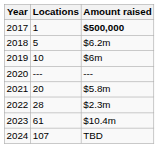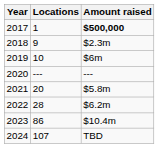(35, 43) 5 -> (35, 43) 9
(97, 43) $6.2m -> (97, 43) $2.3m
(97, 105) $2.3m -> (97, 105) $6.2m
(38, 120) 61 -> (38, 120) 86
